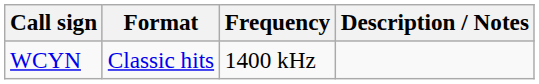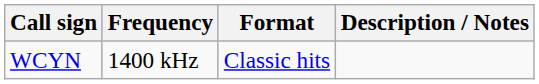columns swapped: (277, 22) <-> (161, 22)
